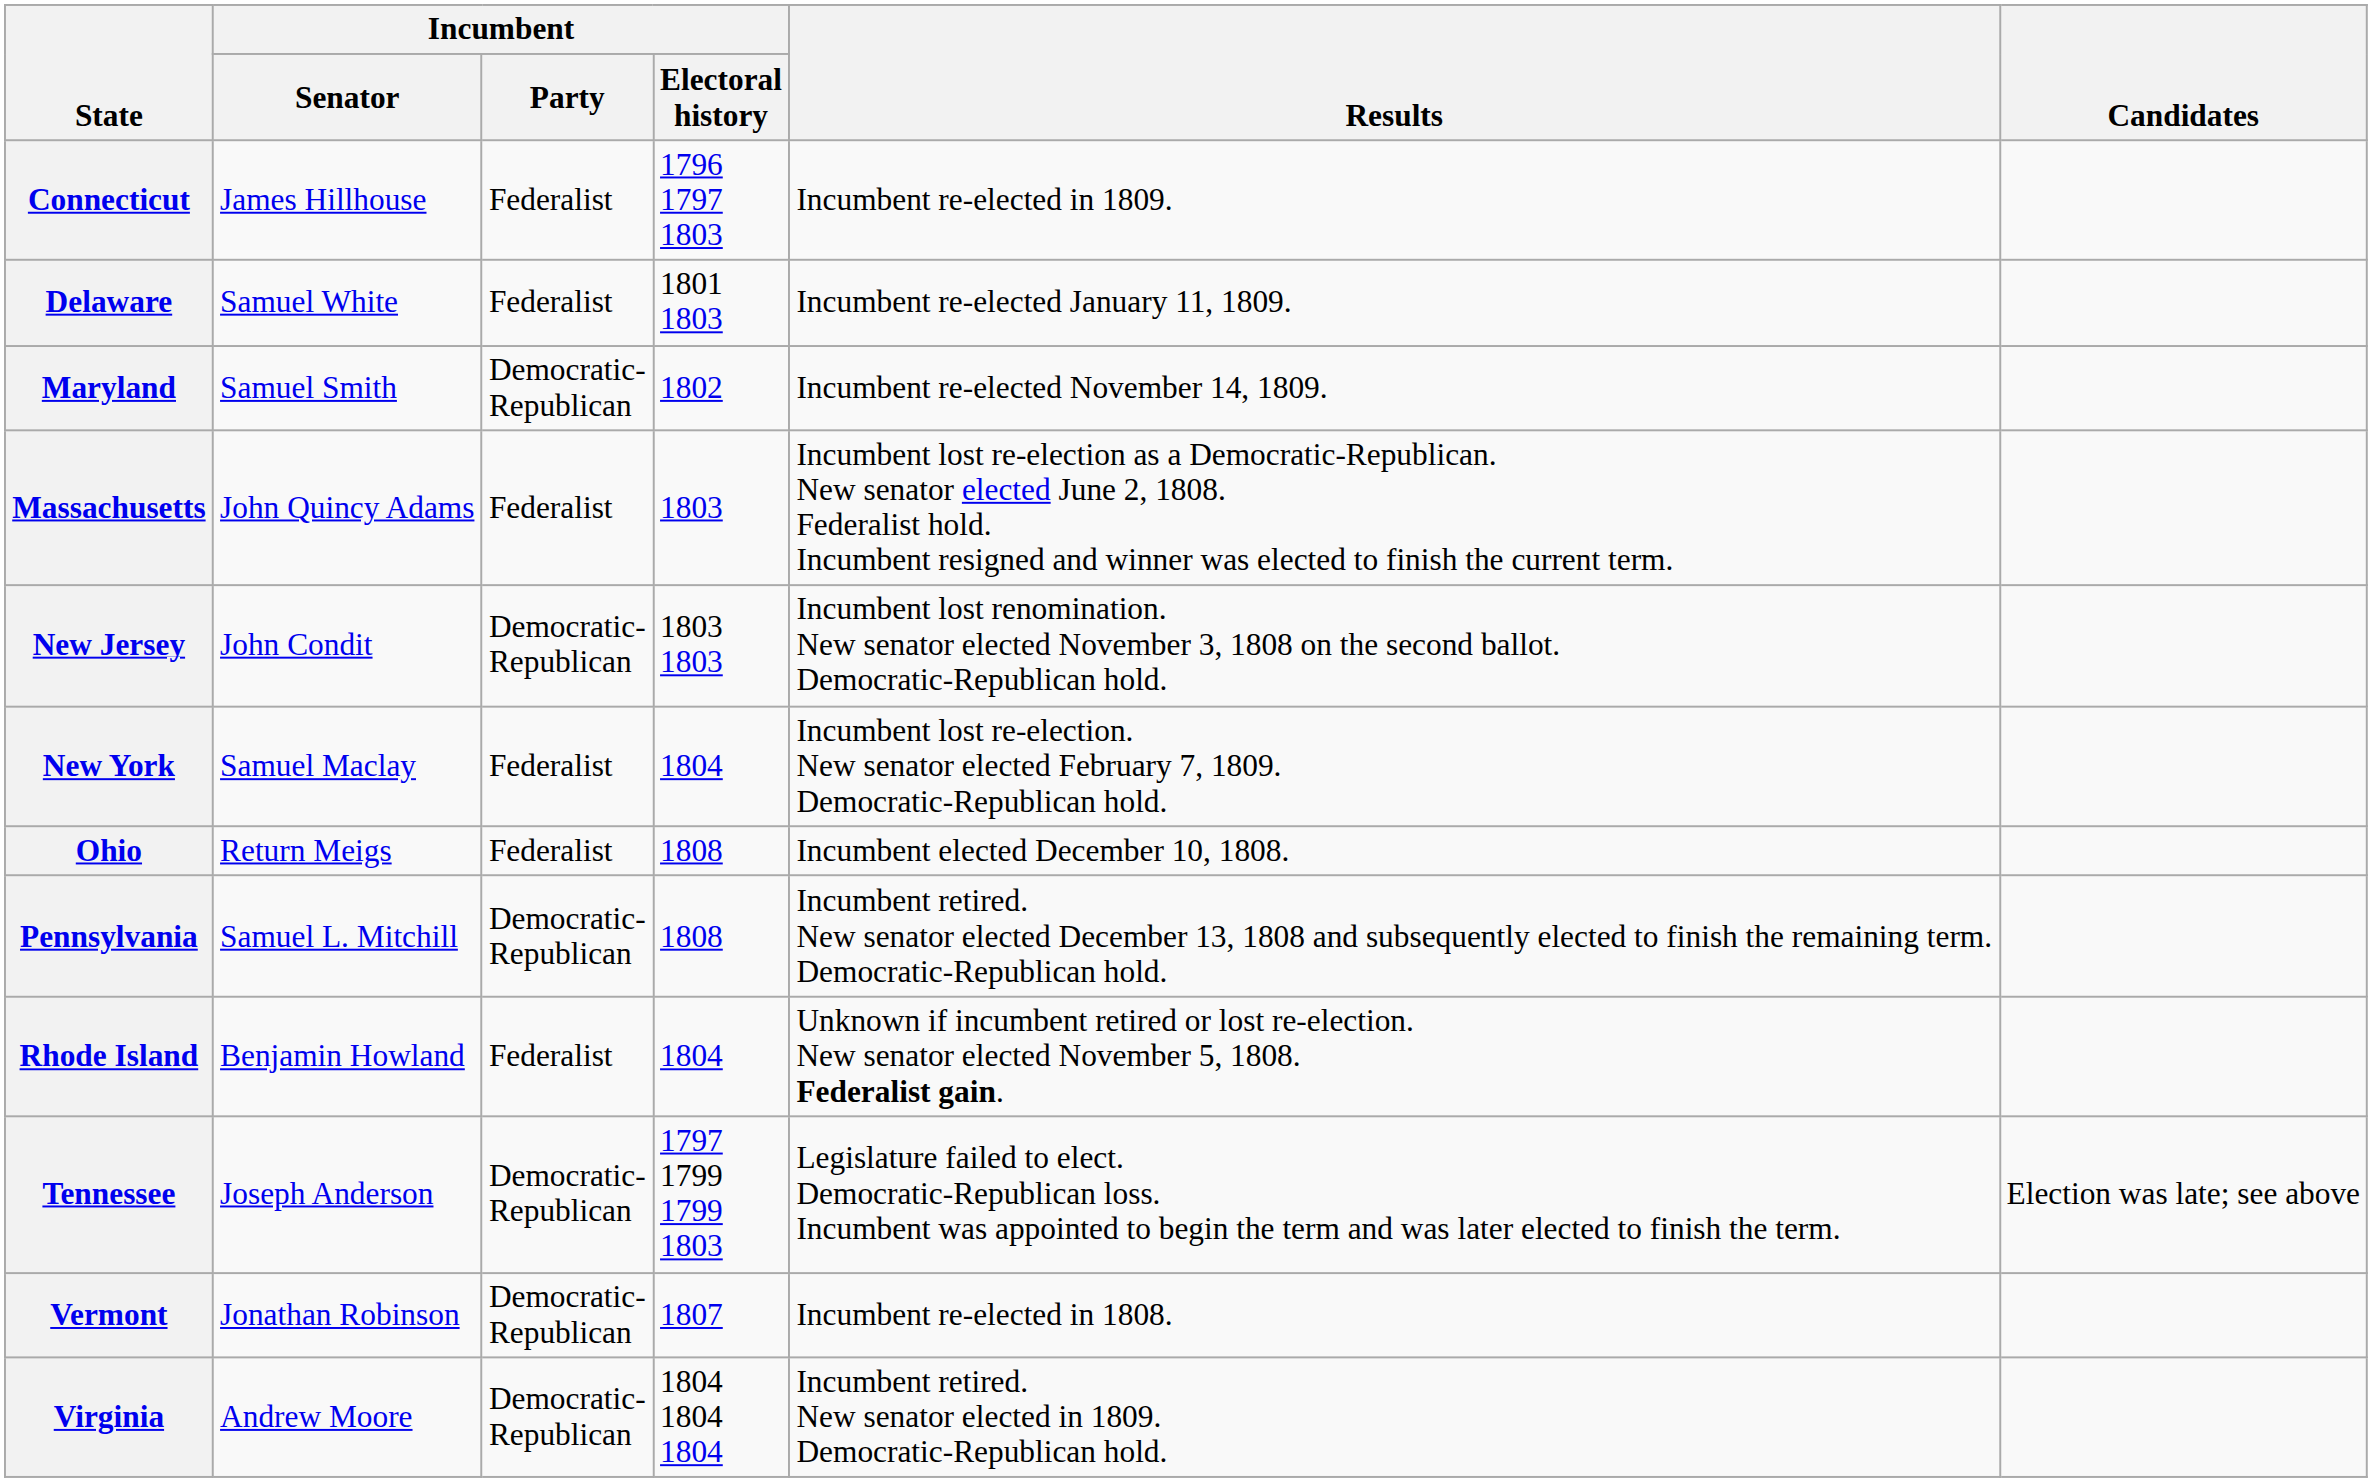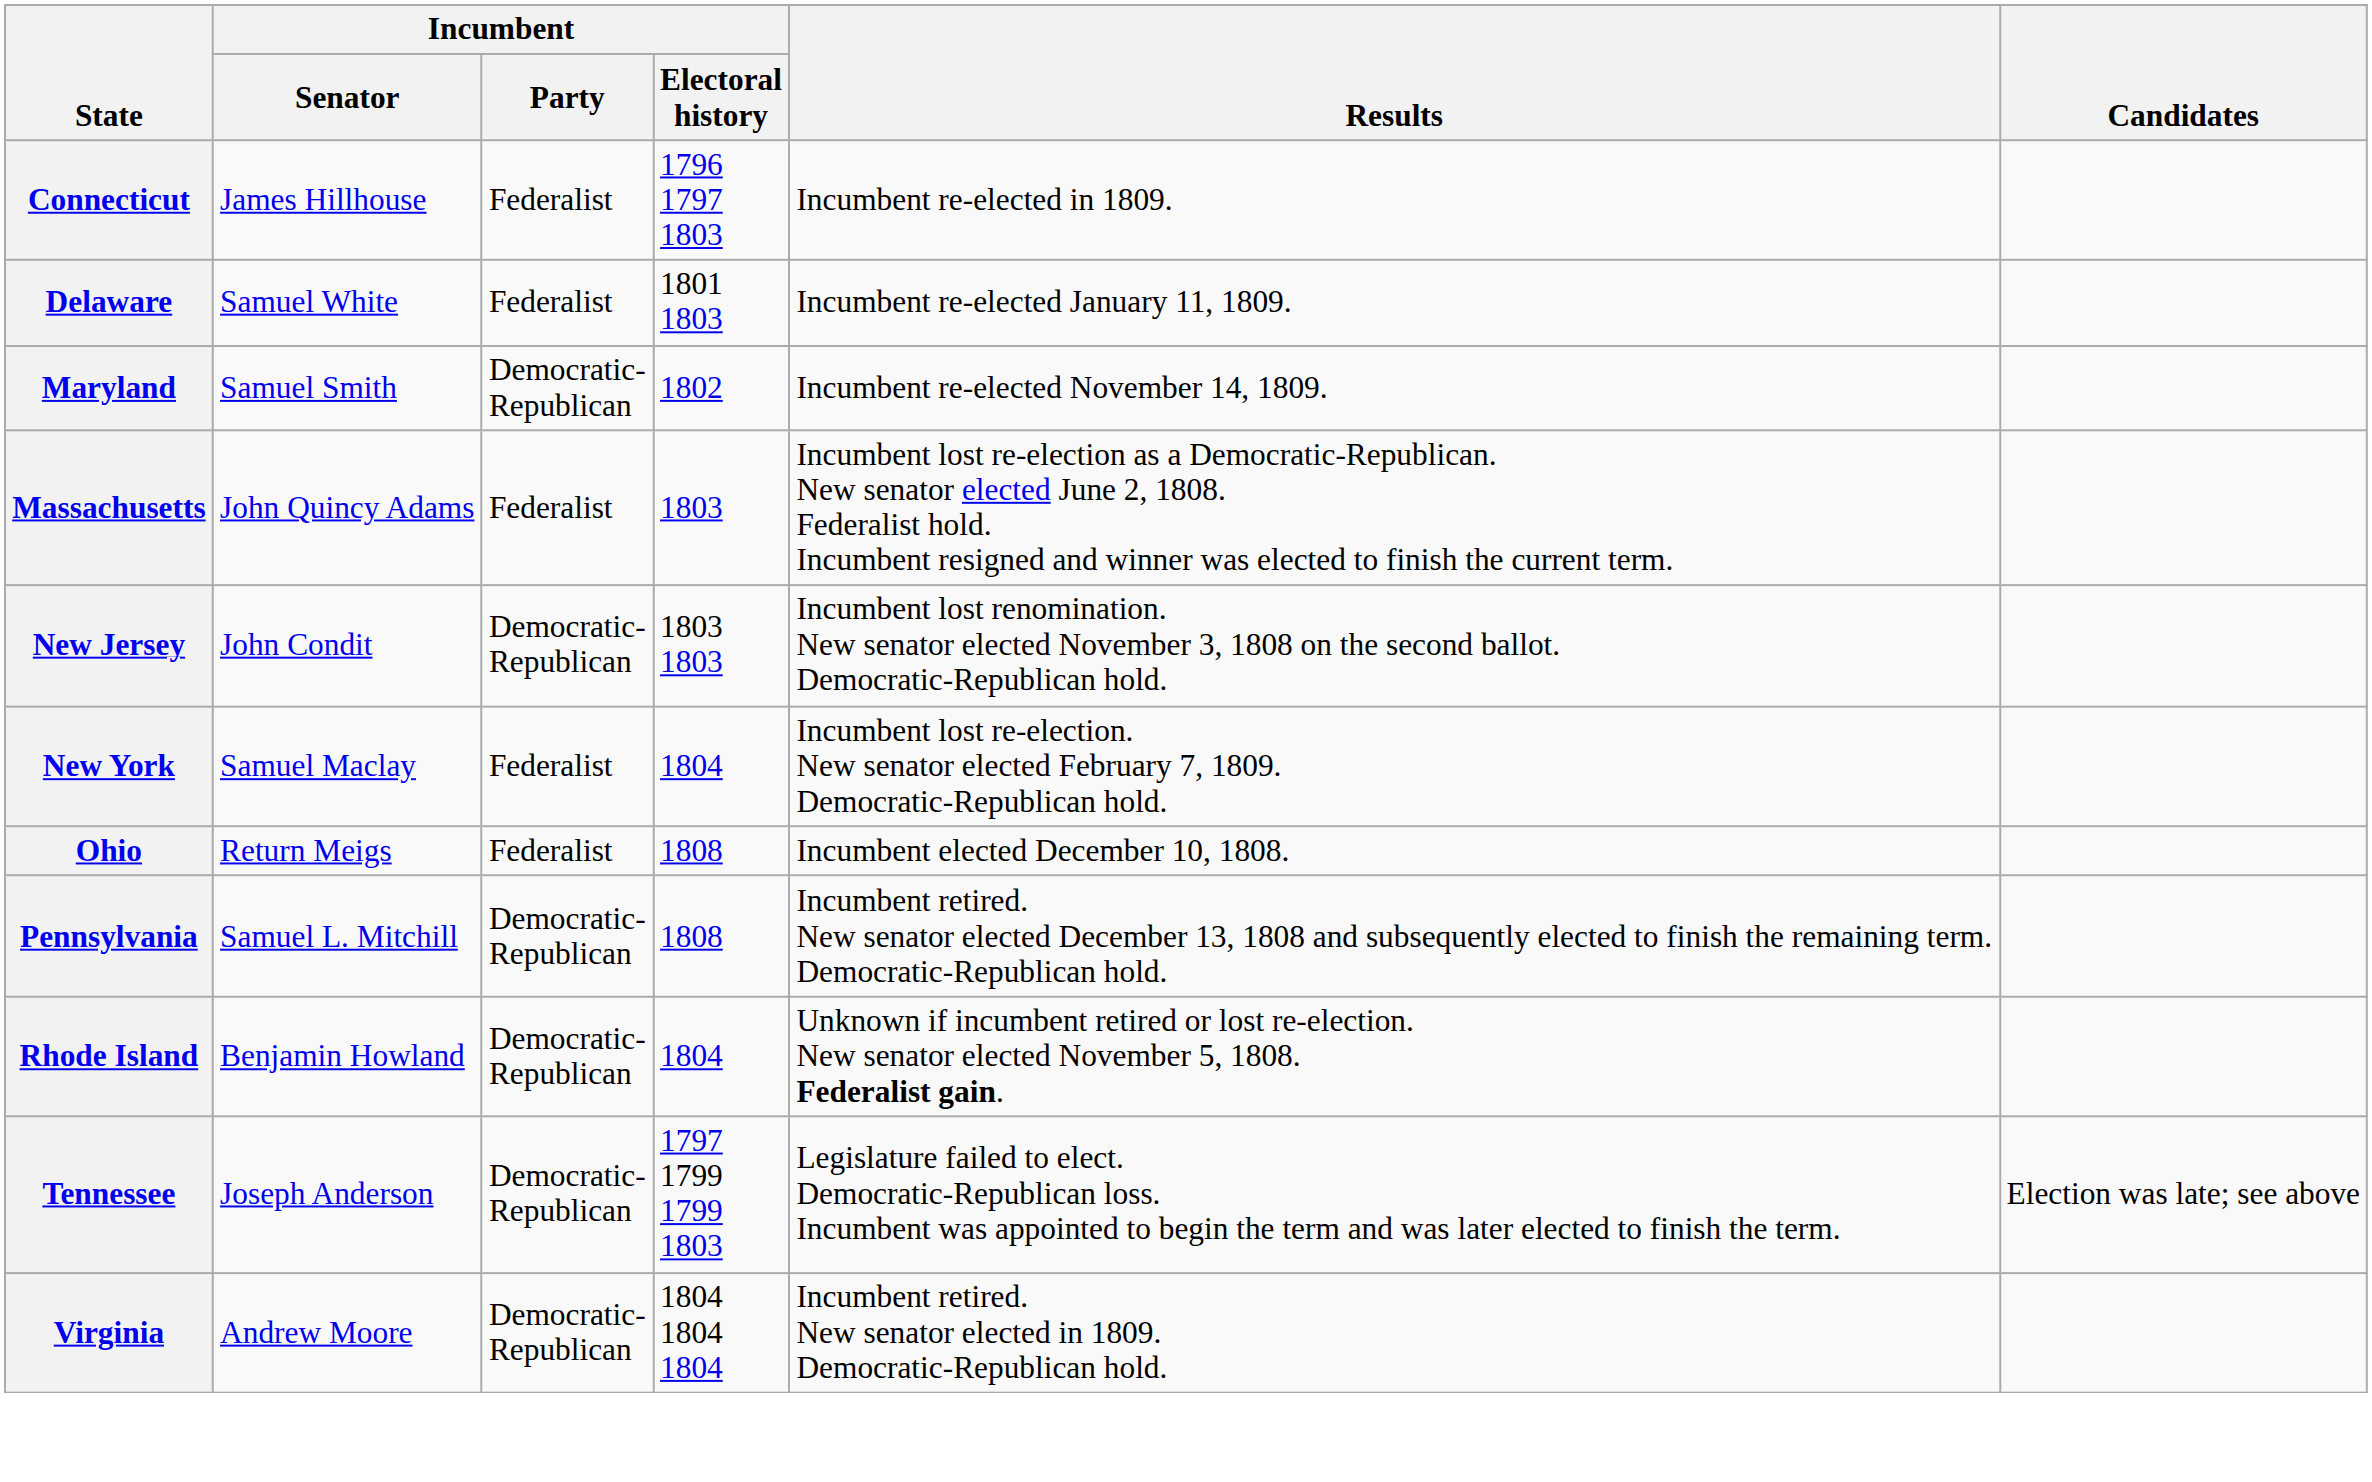(551, 1055) Federalist -> (567, 1055) Democratic- Republican
- row: (109, 1314)
